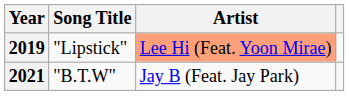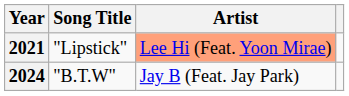(27, 47) 2019 -> (27, 47) 2021
(27, 76) 2021 -> (27, 76) 2024
